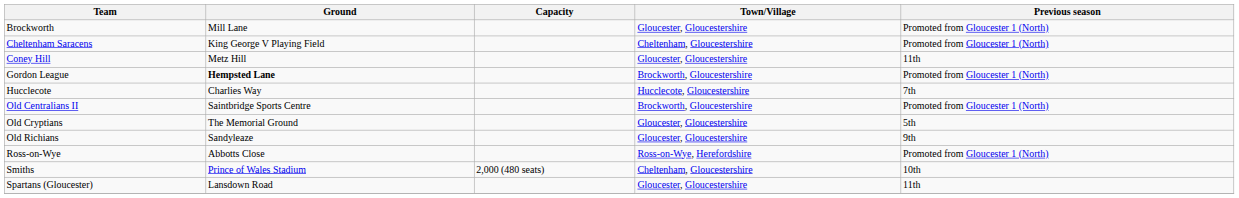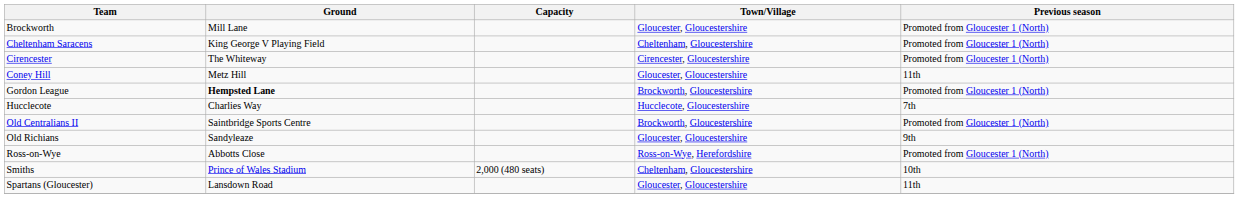+ row: (29, 59)
- row: (35, 122)
